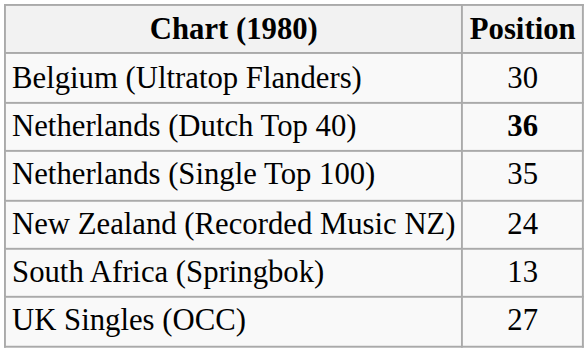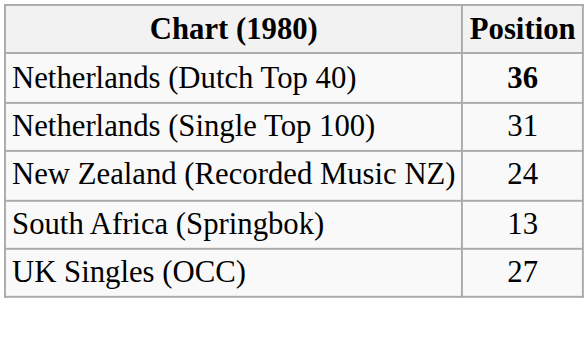- row: (187, 77)
(523, 175) 35 -> (523, 126) 31
